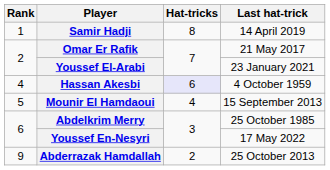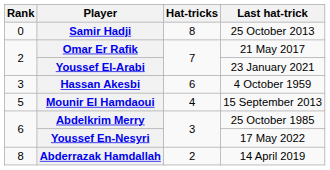(21, 31) 1 -> (21, 31) 0
(273, 31) 14 April 2019 -> (273, 31) 25 October 2013
(21, 85) 4 -> (21, 85) 3
(192, 85) lavender background -> (192, 85) no background
(21, 156) 9 -> (21, 156) 8
(273, 156) 25 October 2013 -> (273, 156) 14 April 2019
